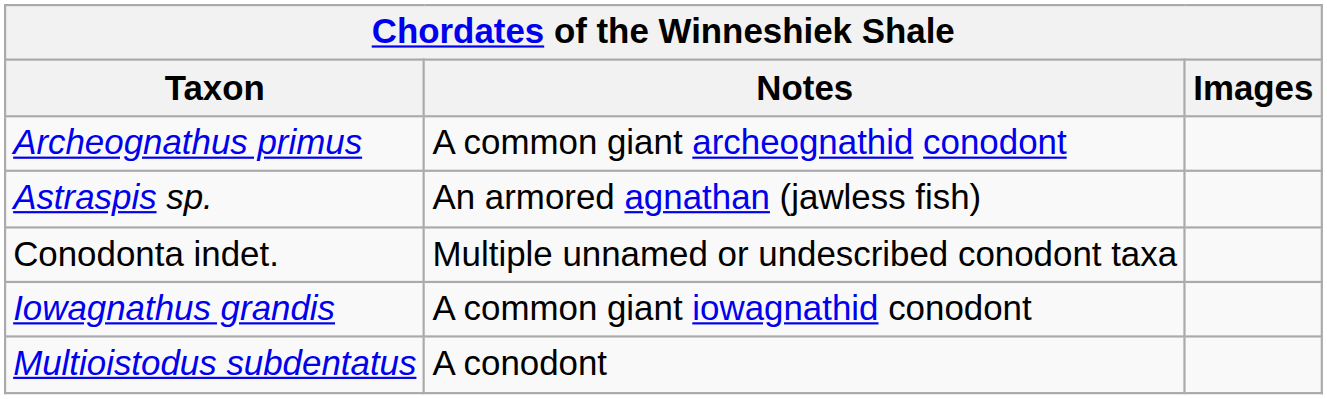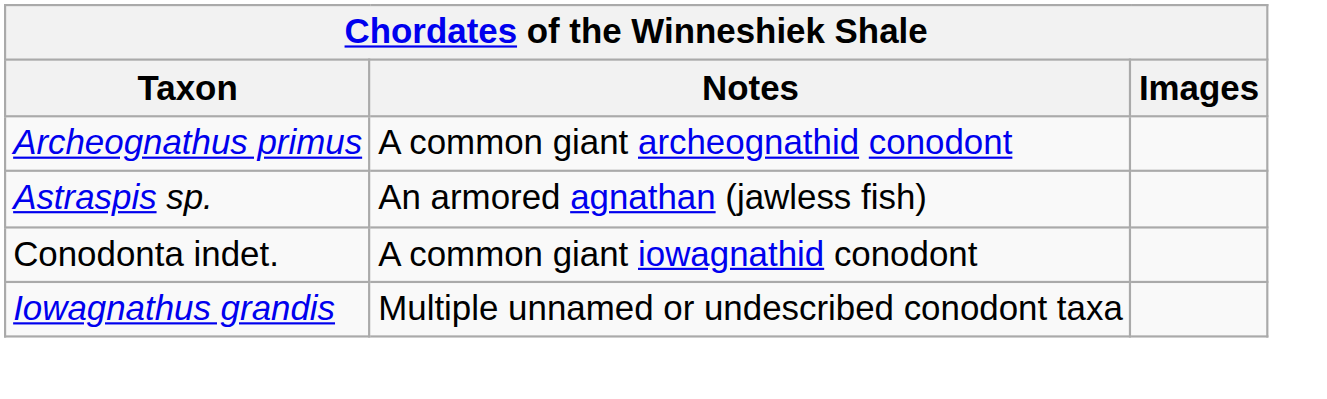(805, 253) Multiple unnamed or undescribed conodont taxa -> (678, 253) A common giant iowagnathid conodont
(732, 308) A common giant iowagnathid conodont -> (751, 308) Multiple unnamed or undescribed conodont taxa
- row: (215, 364)
